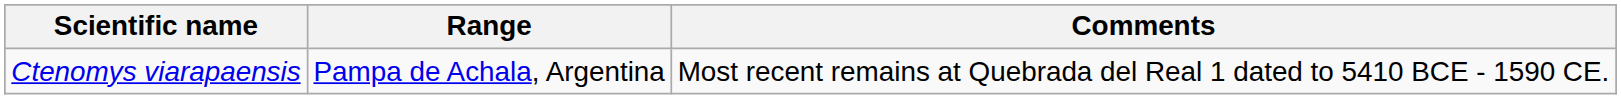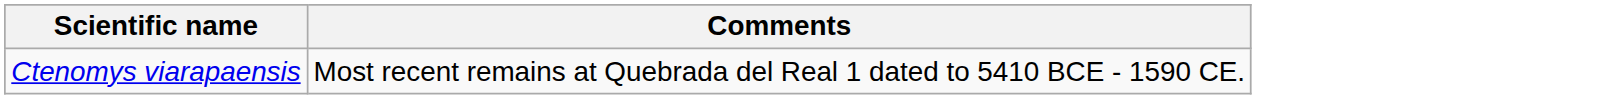- column: (489, 26)
